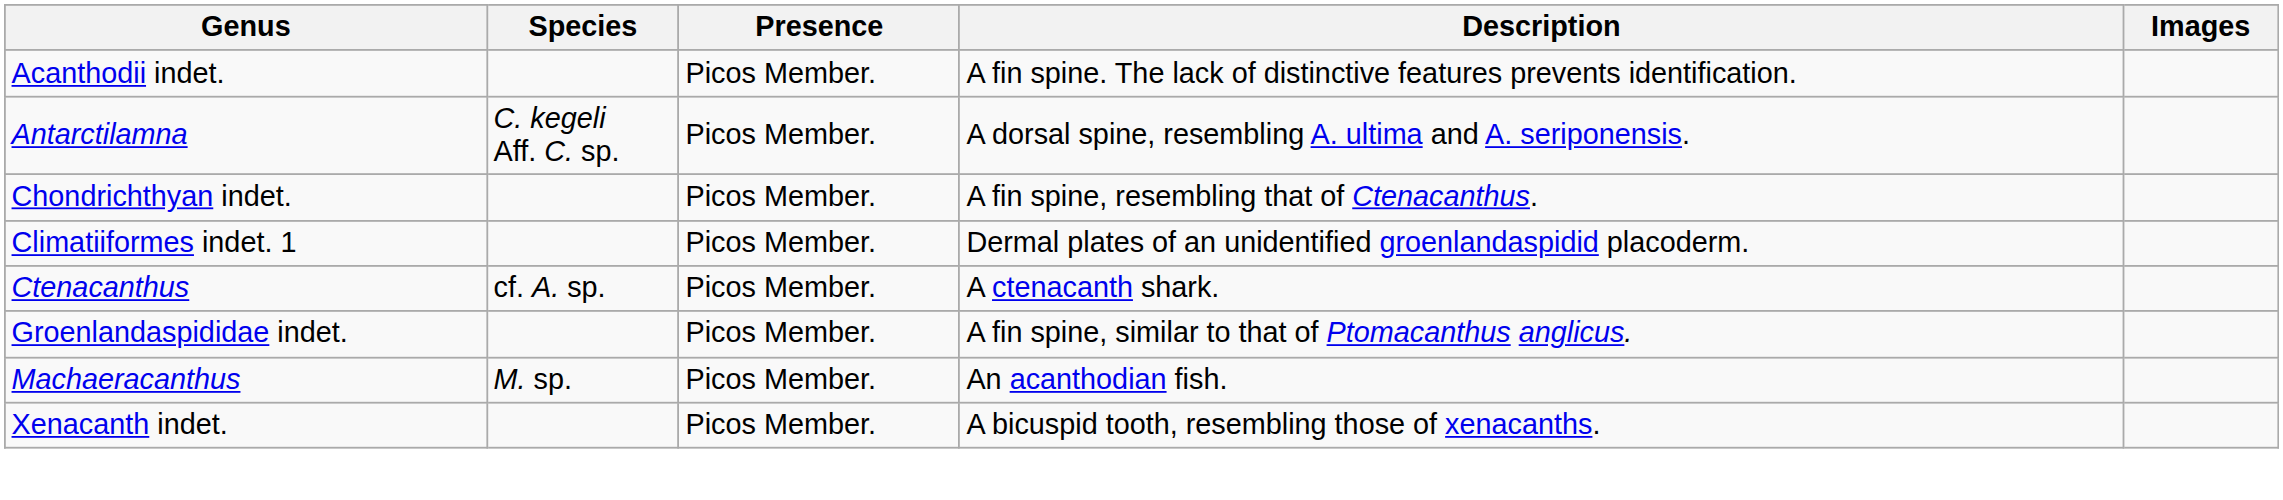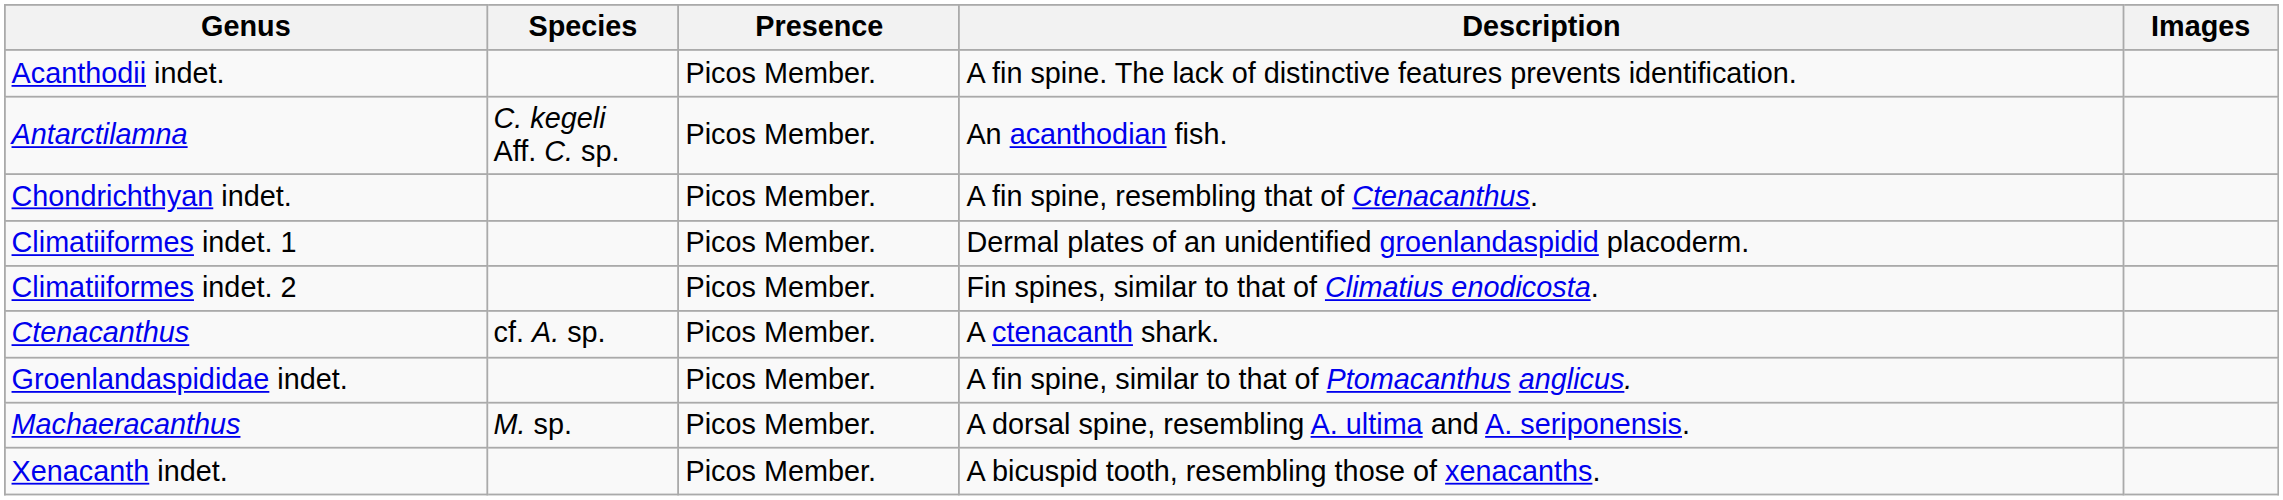(1328, 134) A dorsal spine, resembling A. ultima and A. seriponensis. -> (1097, 134) An acanthodian fish.
+ row: (154, 288)
(1097, 379) An acanthodian fish. -> (1328, 425) A dorsal spine, resembling A. ultima and A. seriponensis.
